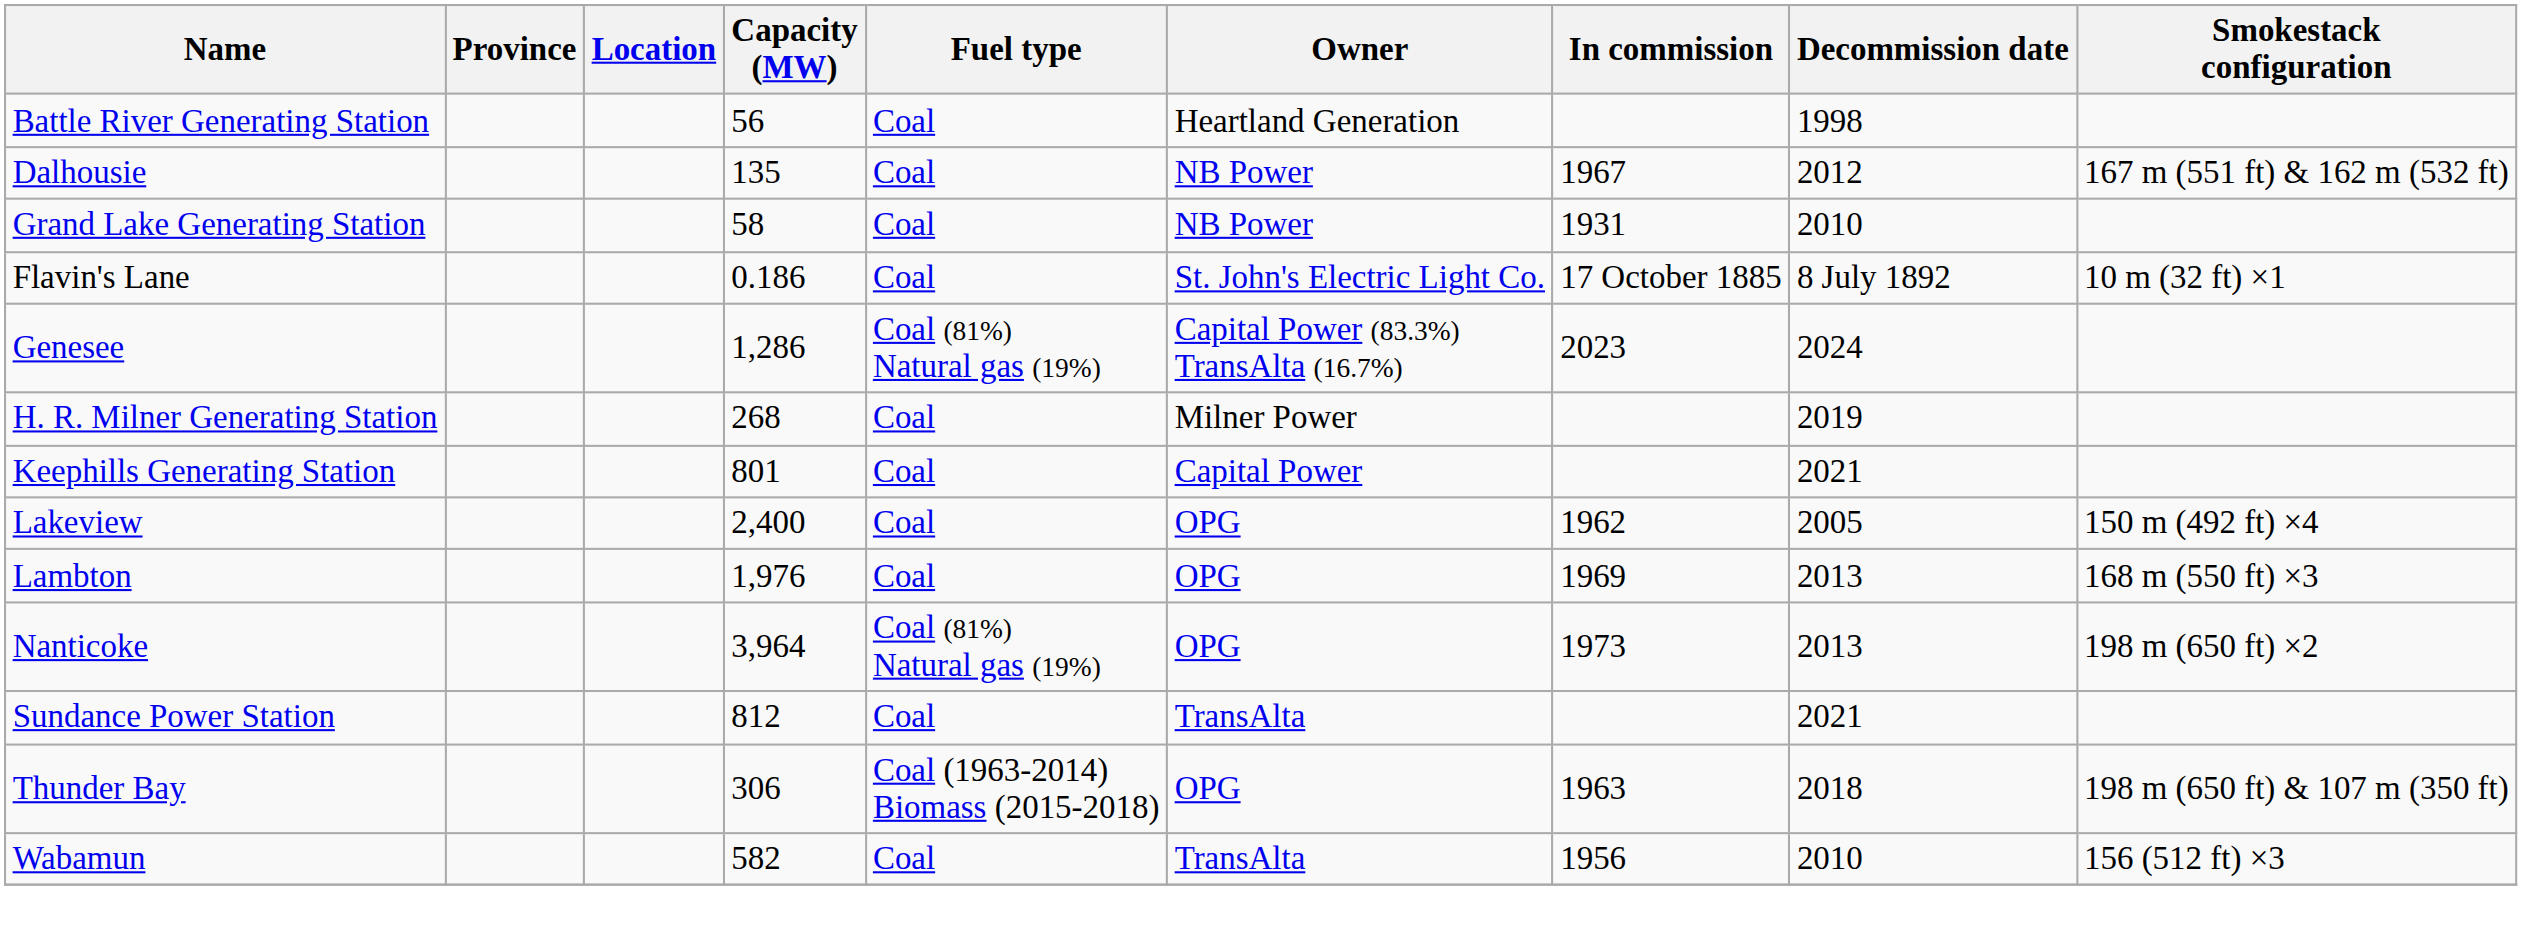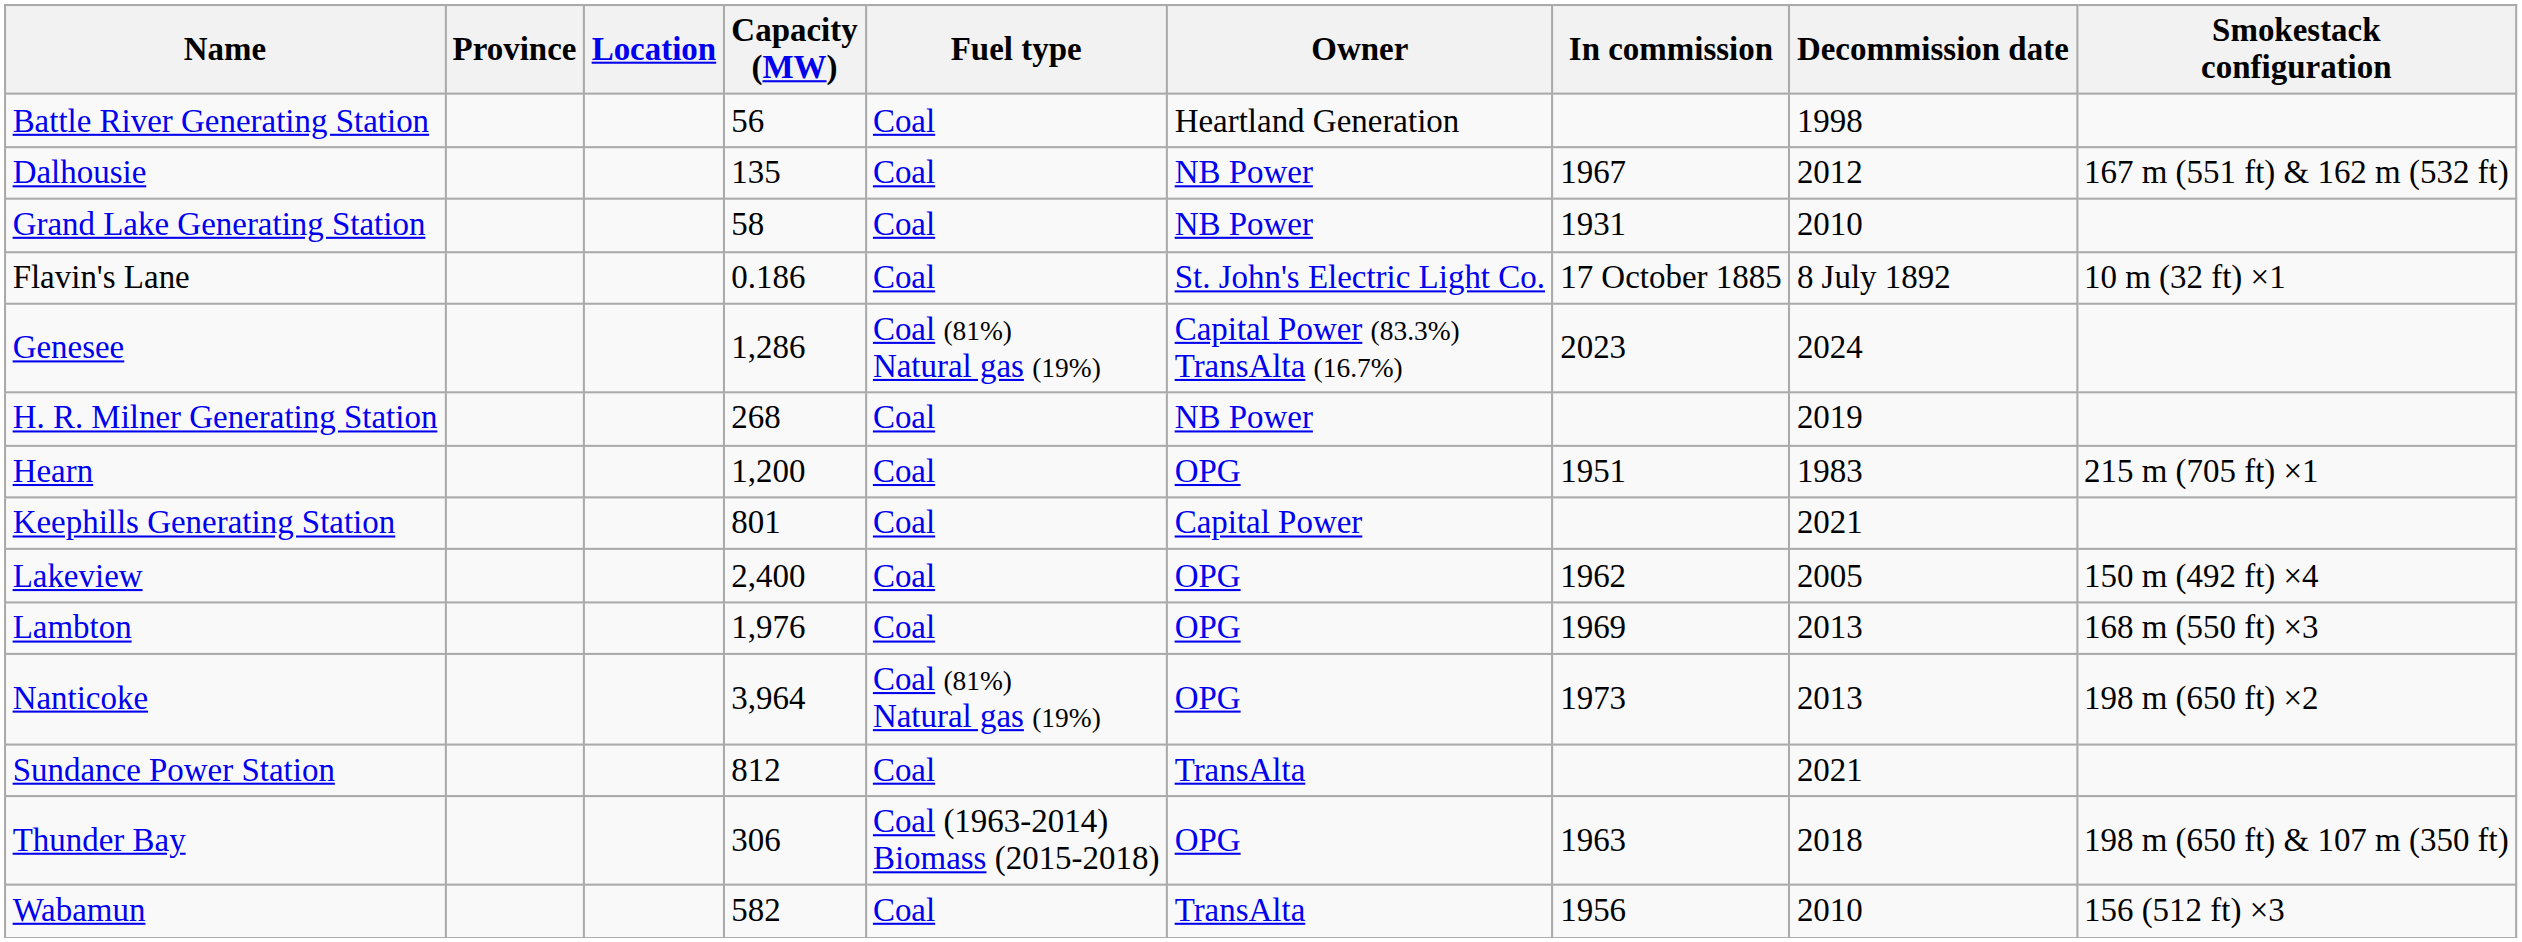(1266, 418) Milner Power -> (1244, 418) NB Power
+ row: (53, 470)
